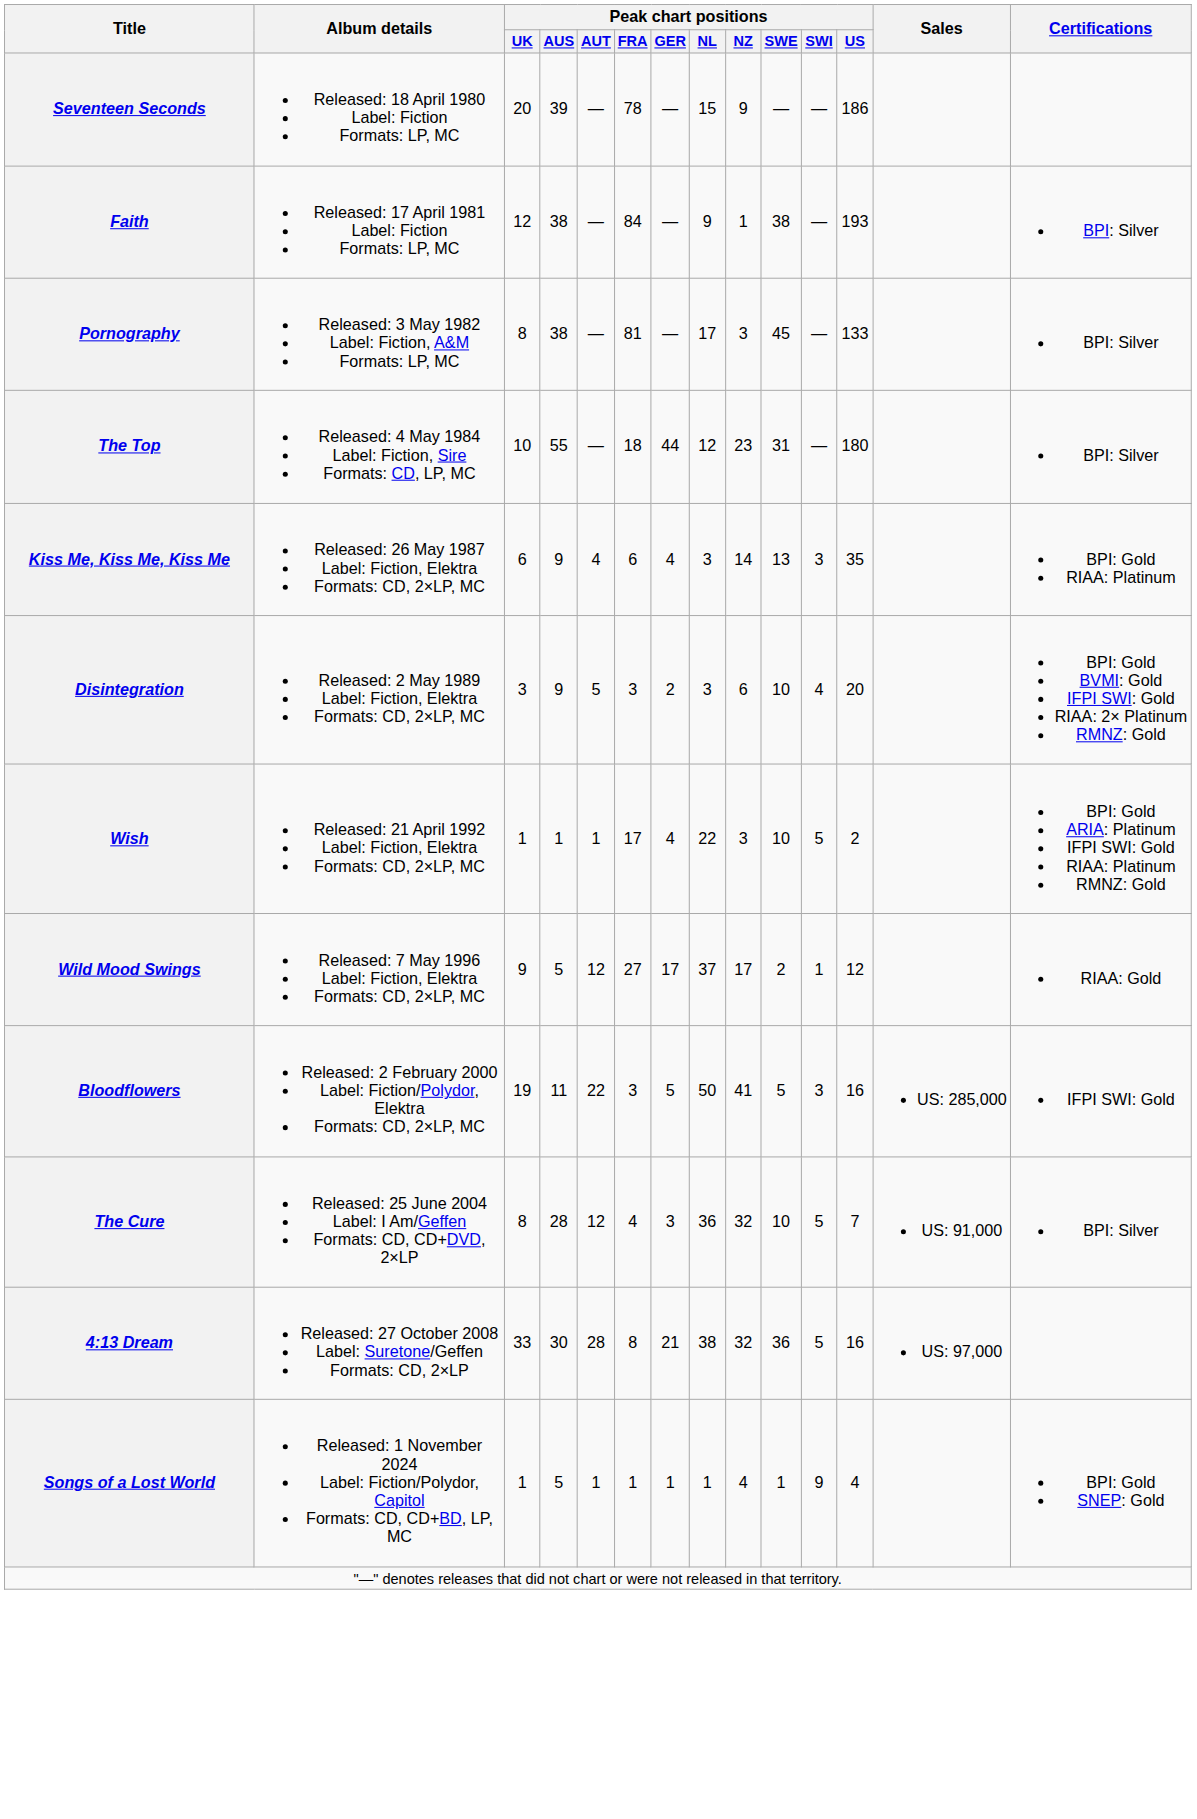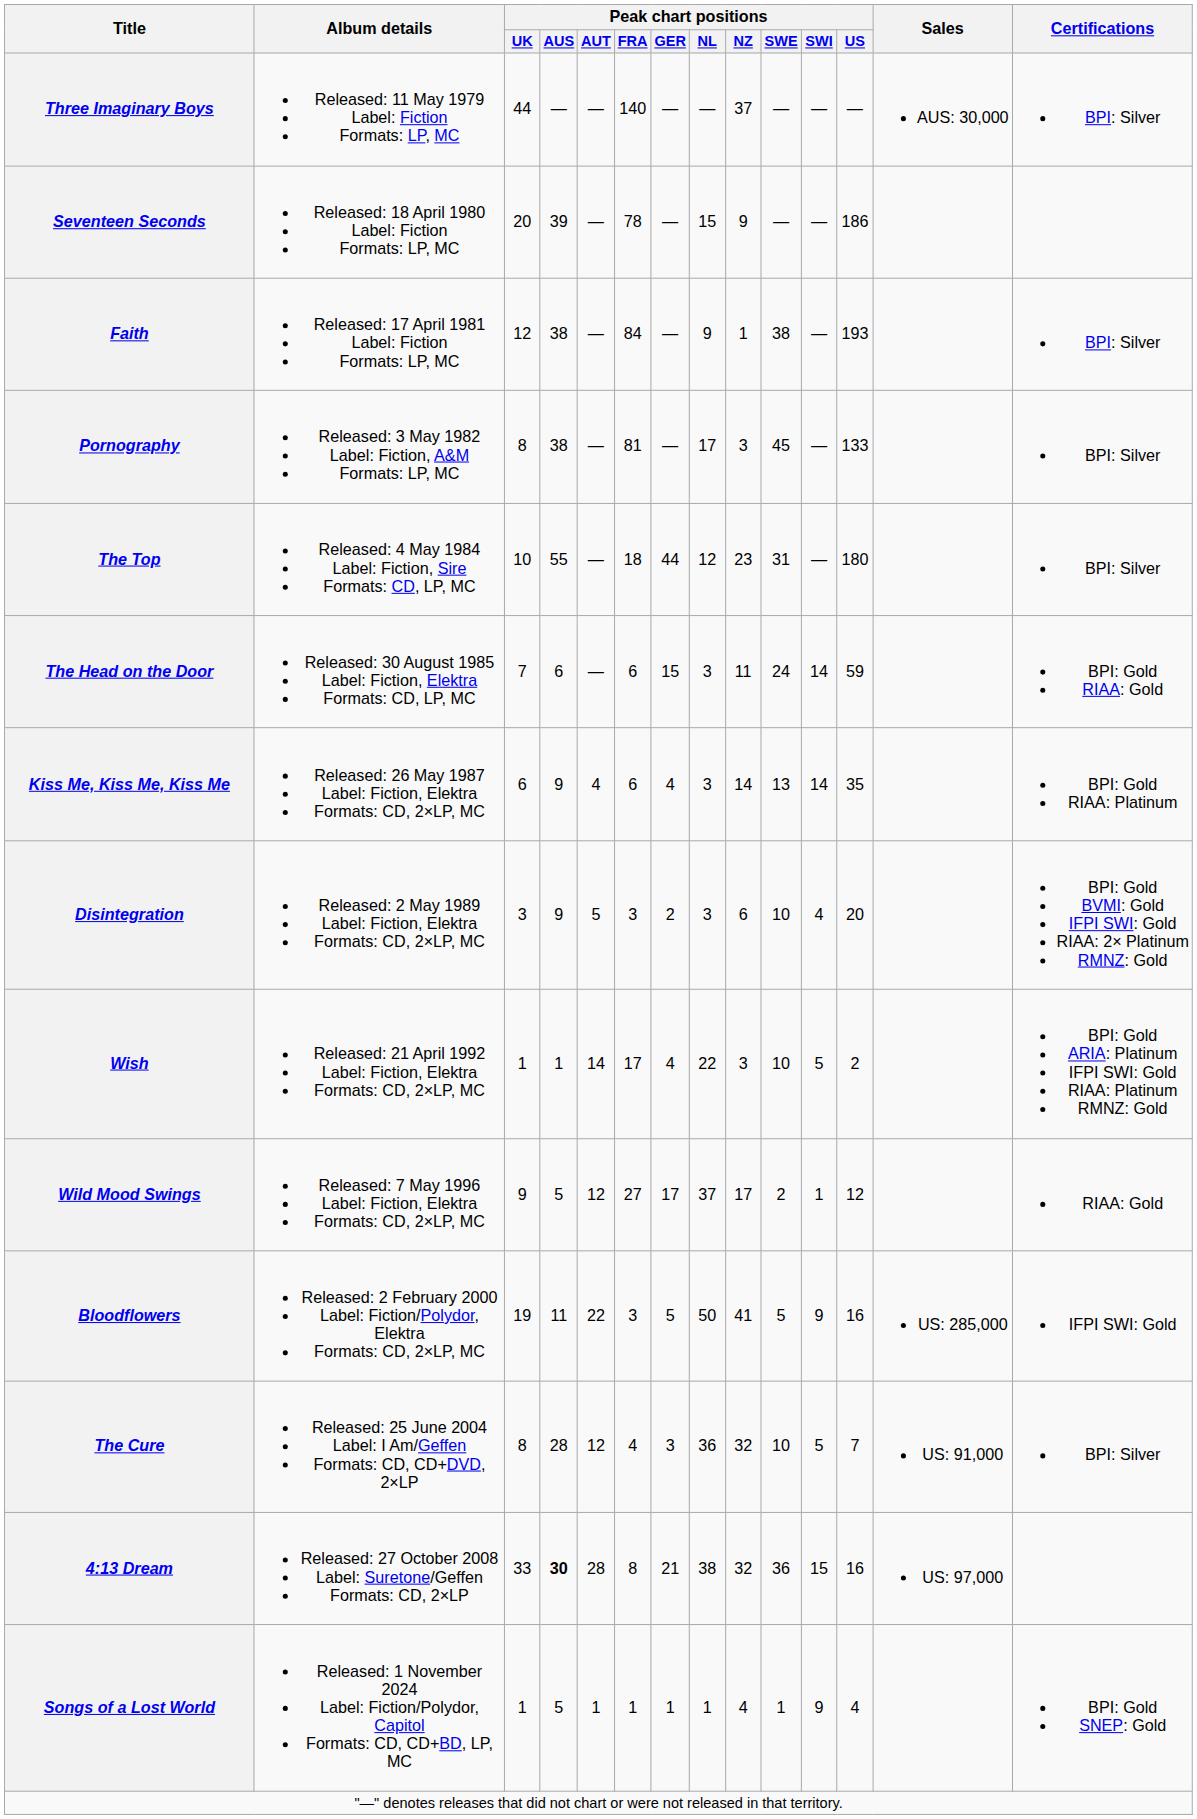+ row: (129, 109)
+ row: (129, 671)
(819, 559) 3 -> (819, 784) 14
(596, 838) 1 -> (596, 1063) 14
(819, 1091) 3 -> (819, 1316) 9
(559, 1343) normal -> (559, 1568) bold
(819, 1343) 5 -> (819, 1568) 15
